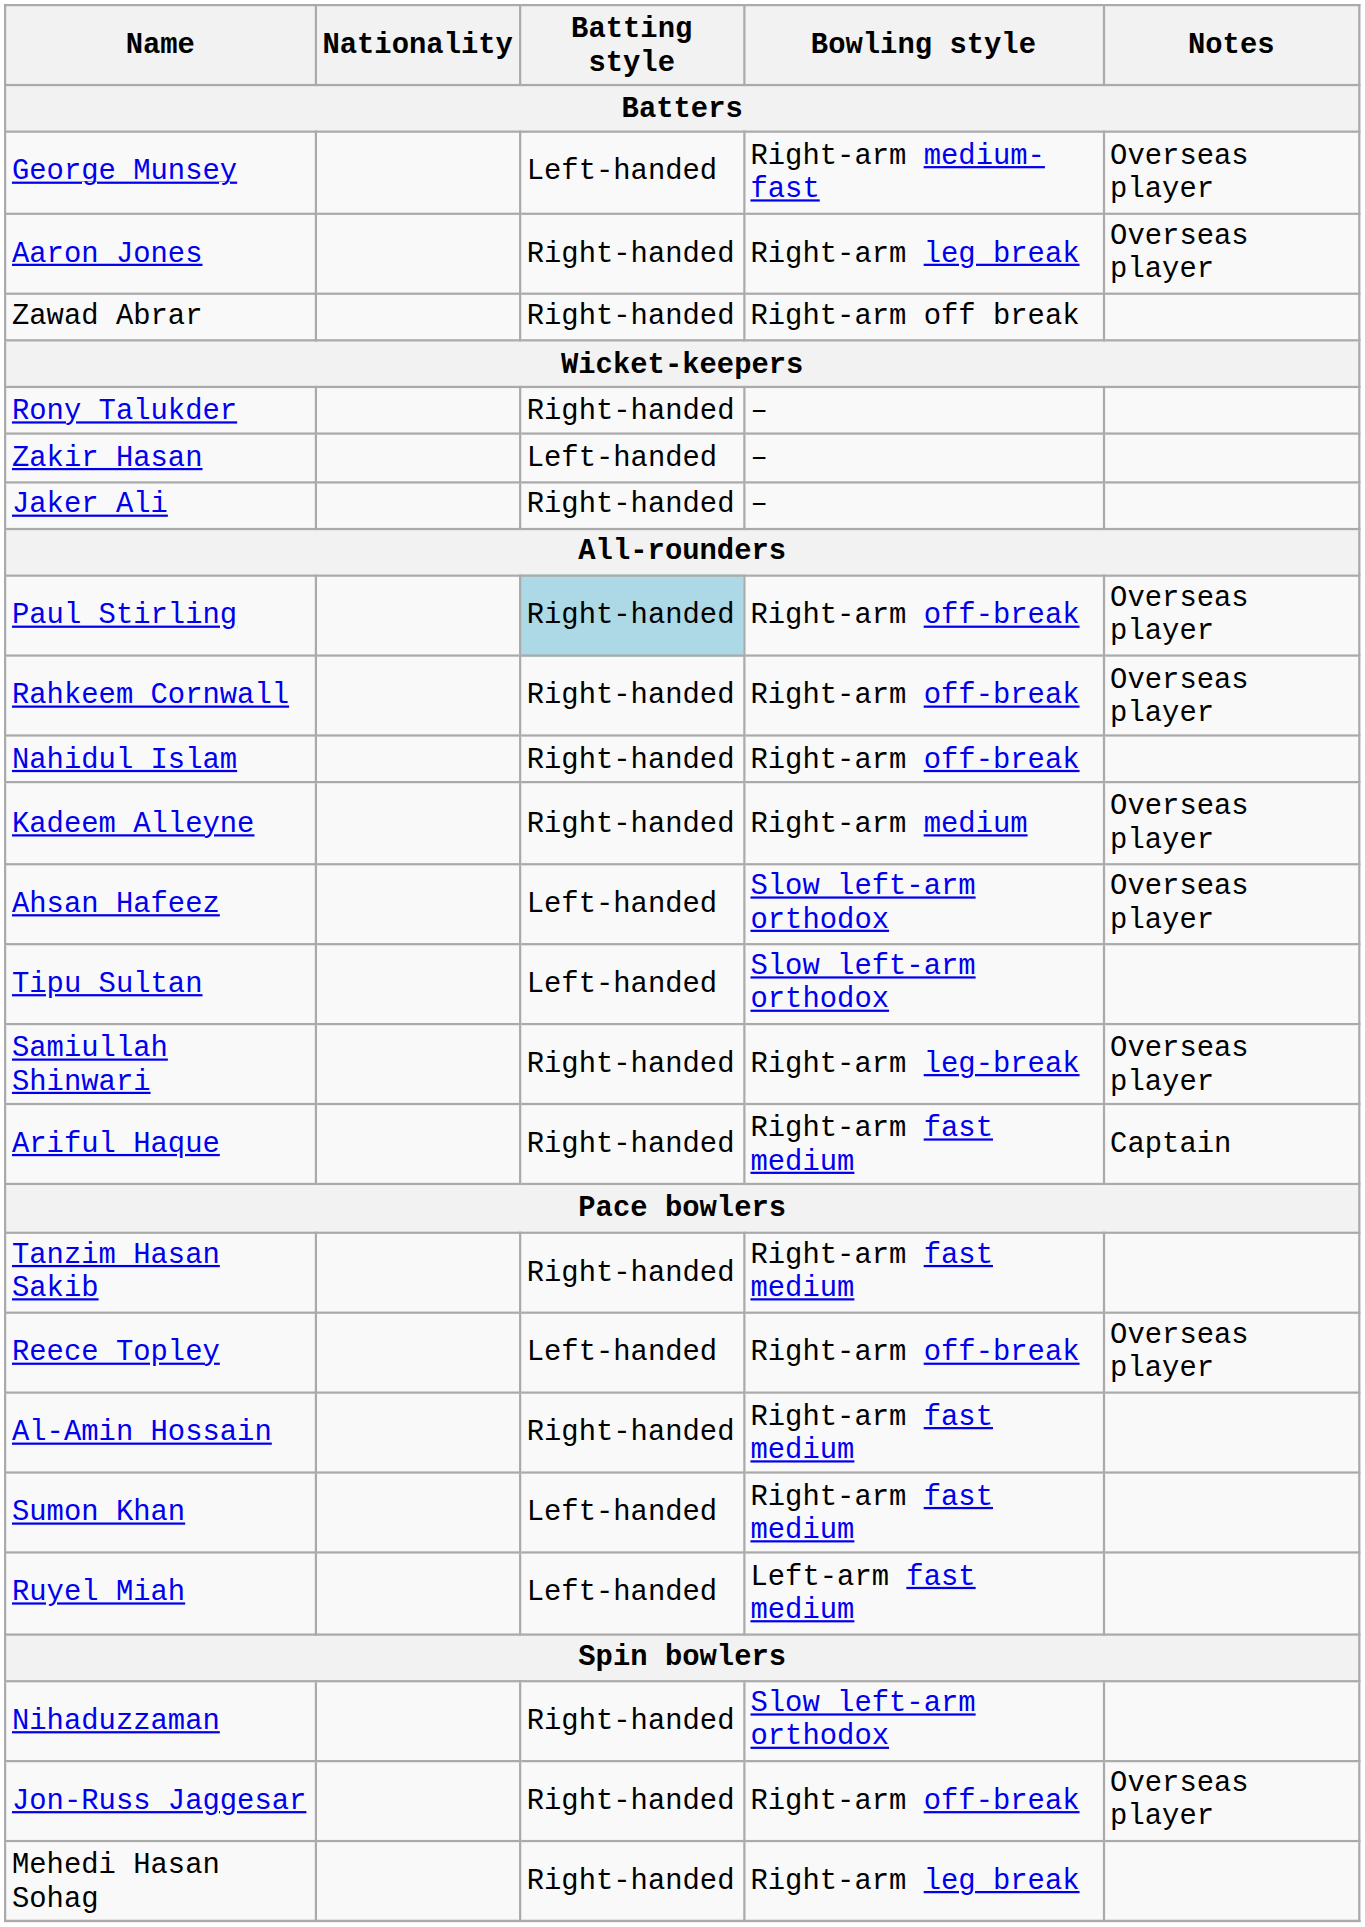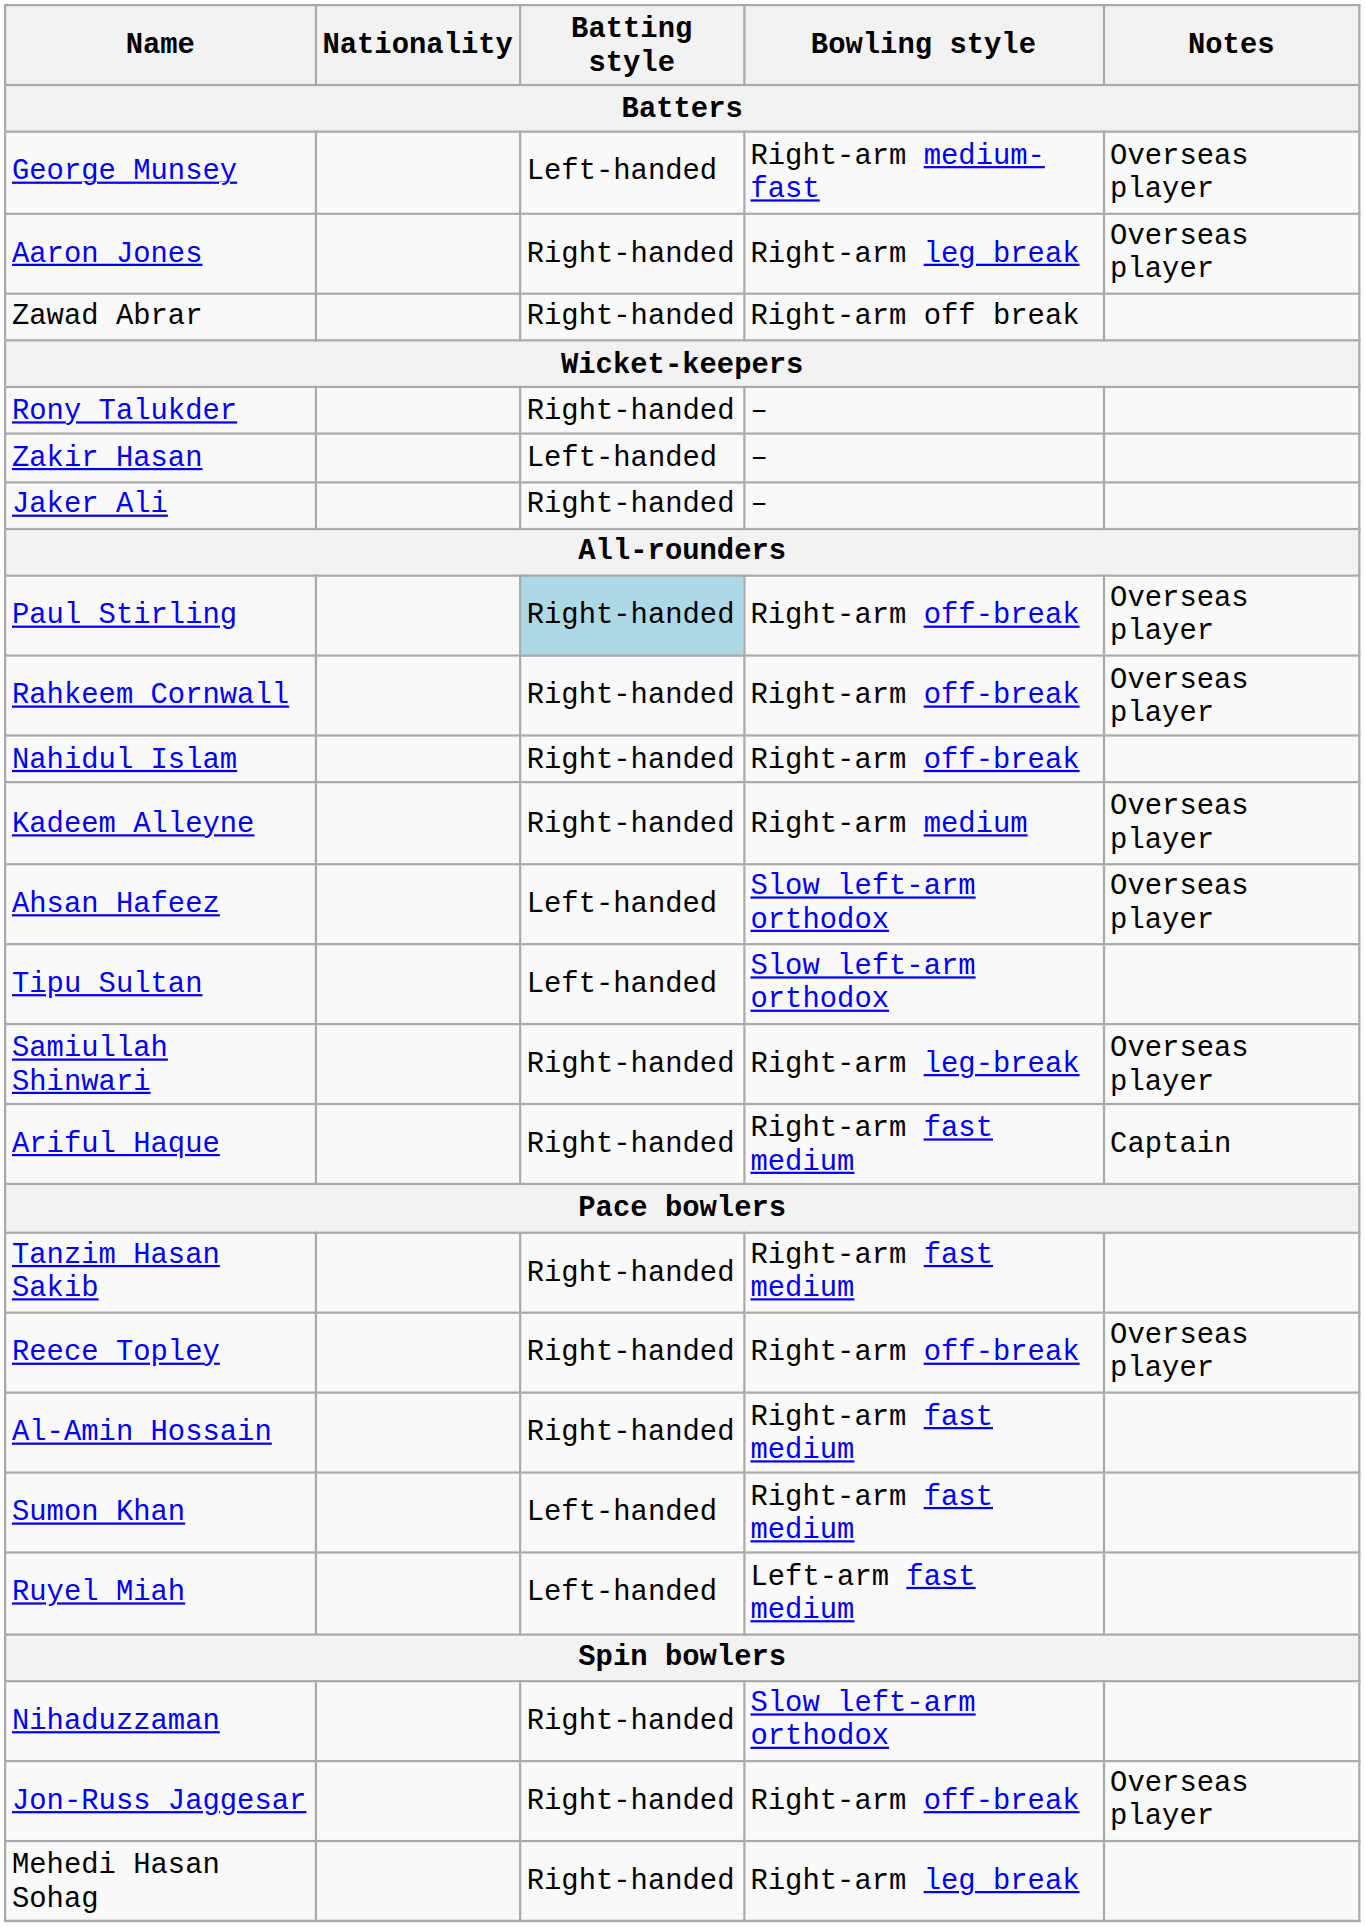(622, 1352) Left-handed -> (631, 1352) Right-handed
